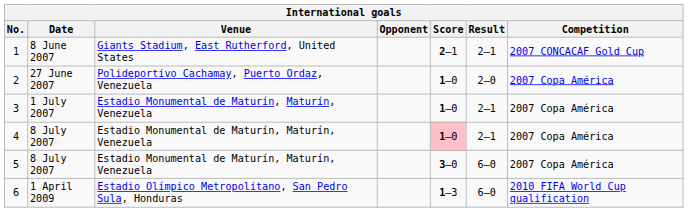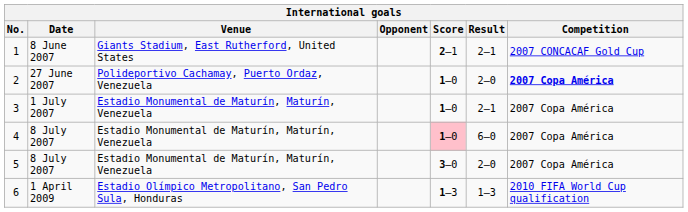(562, 80) normal -> (562, 80) bold
(487, 136) 2–1 -> (487, 136) 6–0
(487, 164) 6–0 -> (487, 164) 2–0
(487, 193) 6–0 -> (487, 193) 1–3
